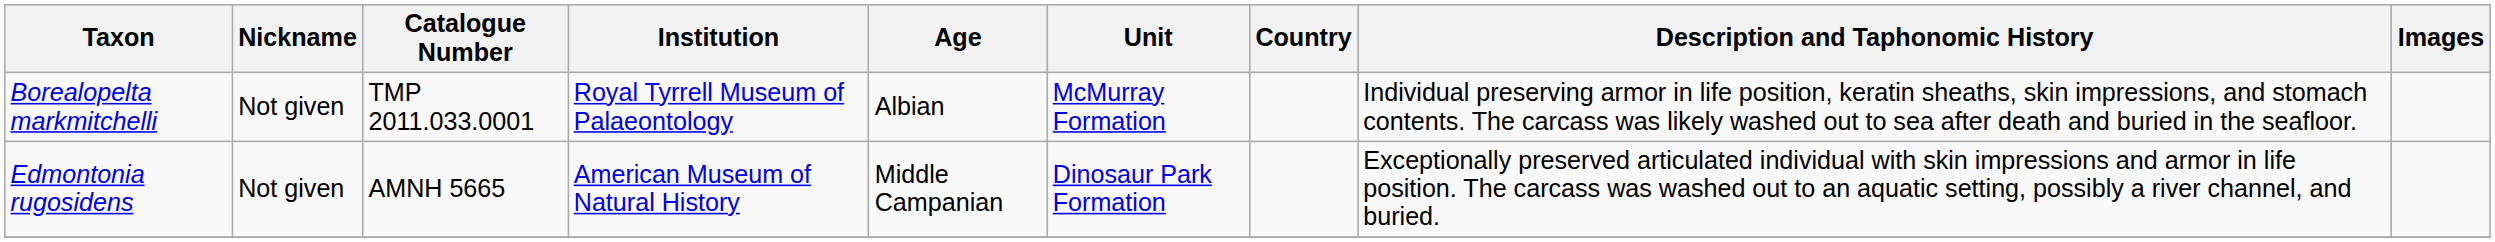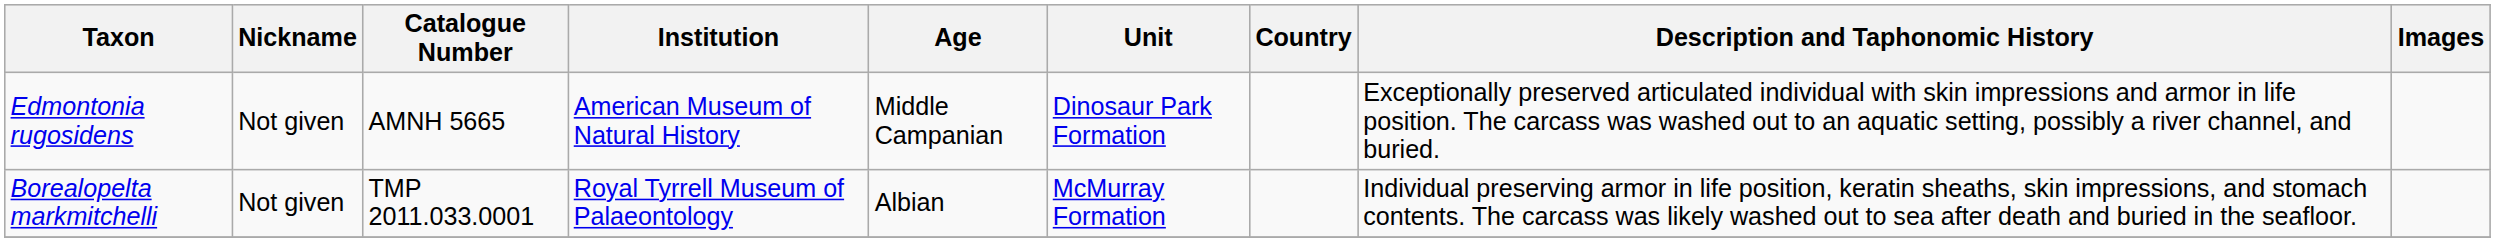rows swapped: (84, 106) <-> (78, 188)
